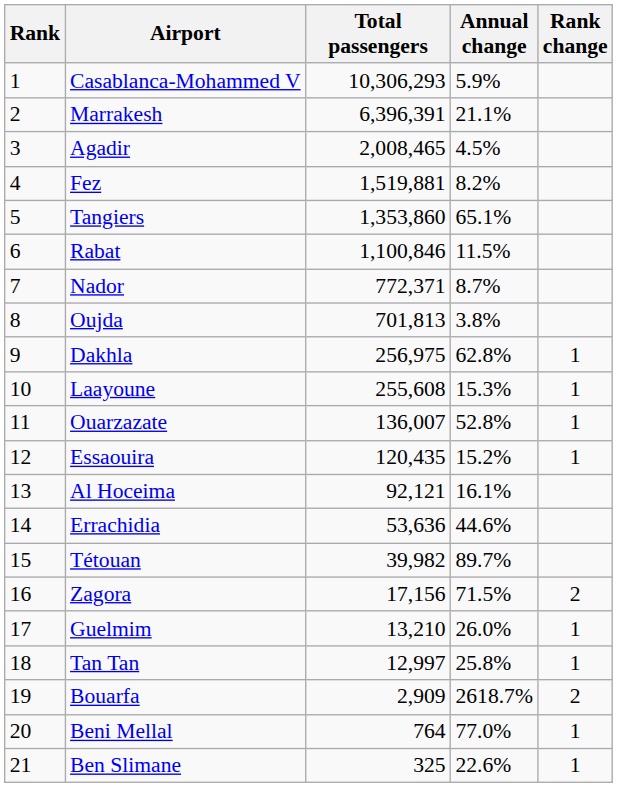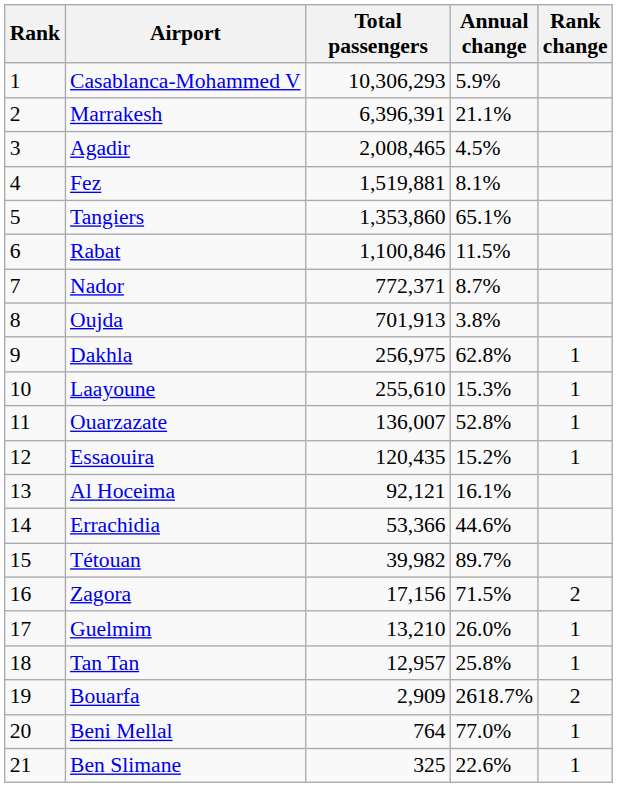(478, 182) 8.2% -> (478, 182) 8.1%
(410, 319) 701,813 -> (410, 319) 701,913
(410, 388) 255,608 -> (410, 388) 255,610
(416, 525) 53,636 -> (416, 525) 53,366
(416, 662) 12,997 -> (416, 662) 12,957
